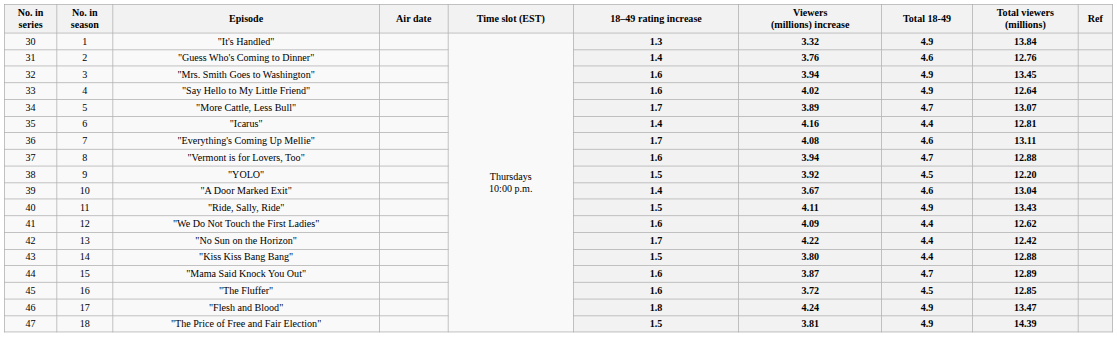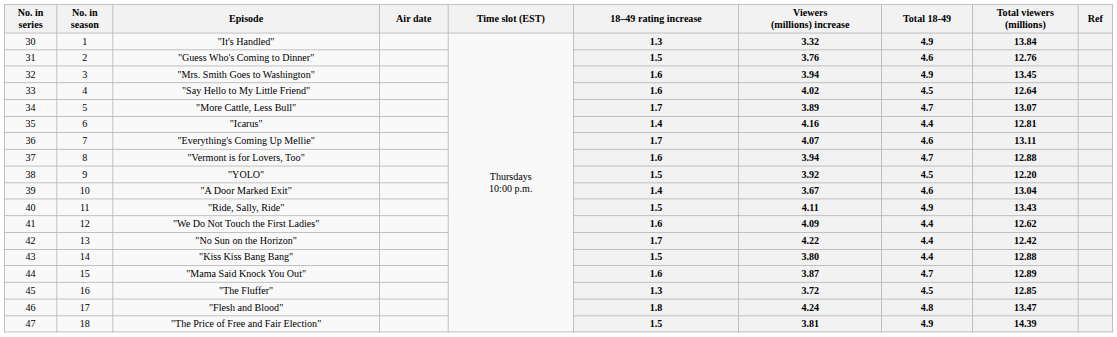(656, 58) 1.4 -> (656, 58) 1.5
(927, 91) 4.9 -> (927, 91) 4.5
(810, 141) 4.08 -> (810, 141) 4.07
(656, 291) 1.6 -> (656, 291) 1.3
(927, 307) 4.9 -> (927, 307) 4.8
